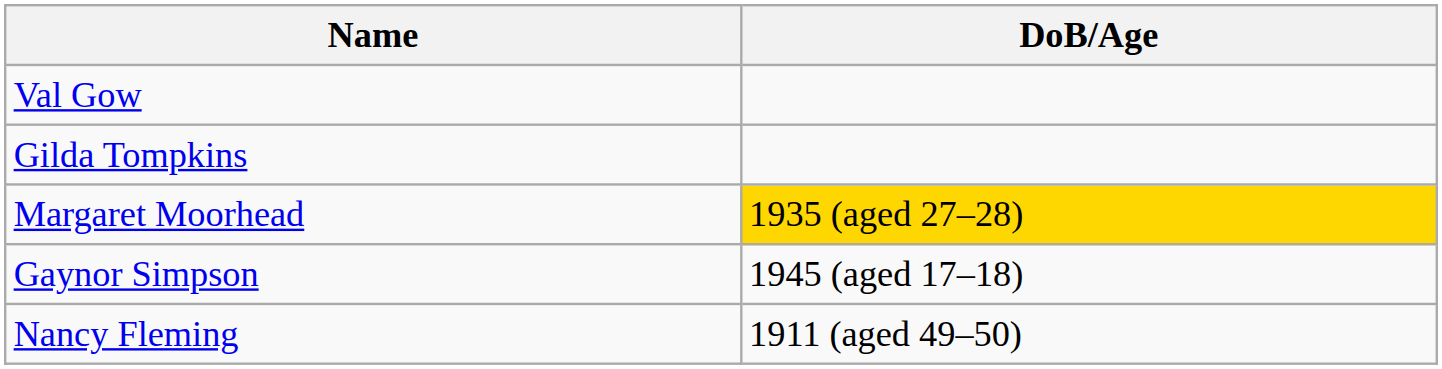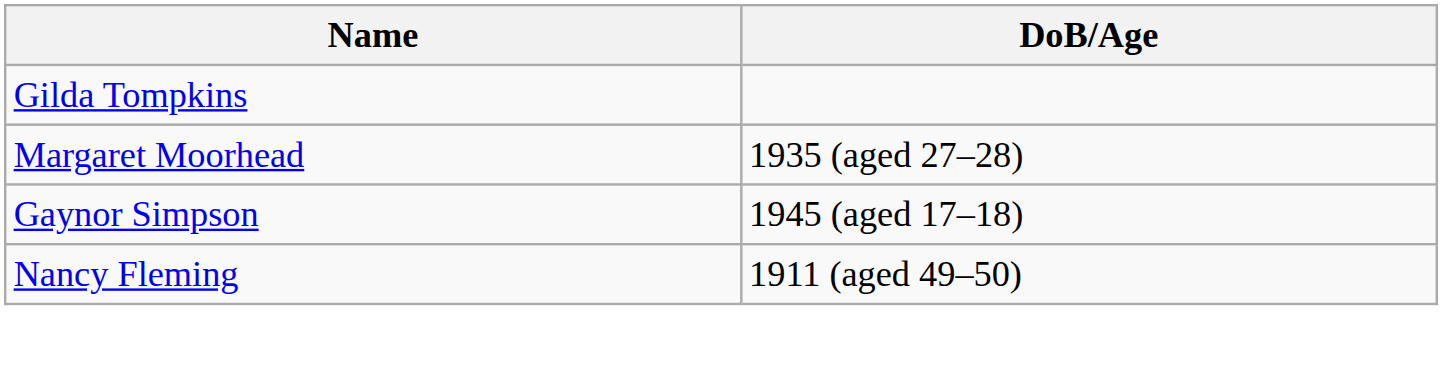- row: (78, 94)
(886, 214) gold background -> (886, 154) no background
